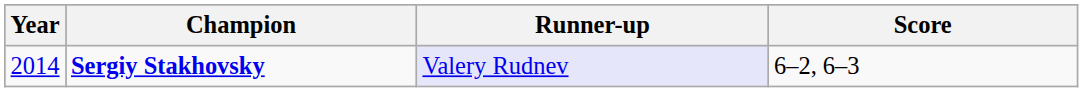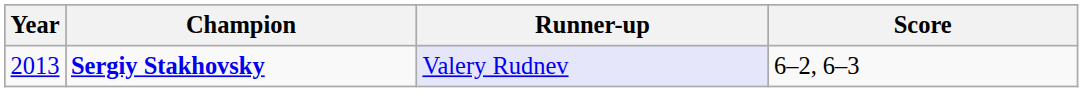(35, 65) 2014 -> (35, 65) 2013
